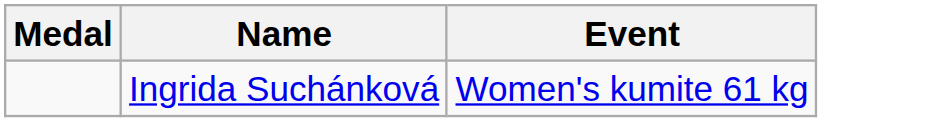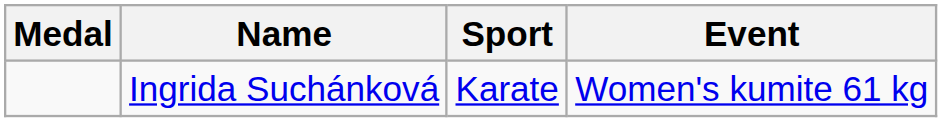+ column: (507, 33)
